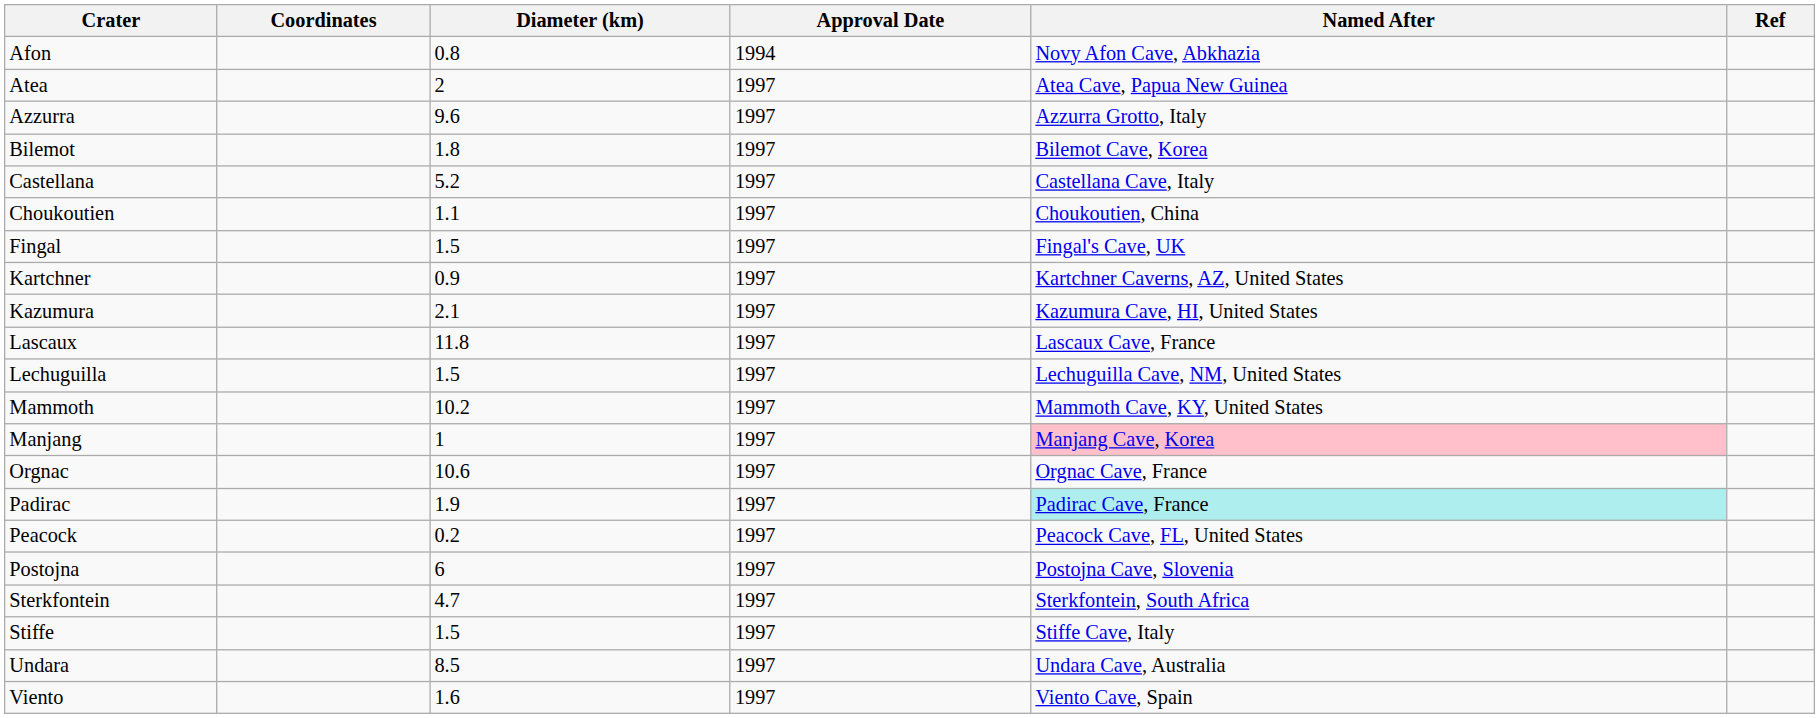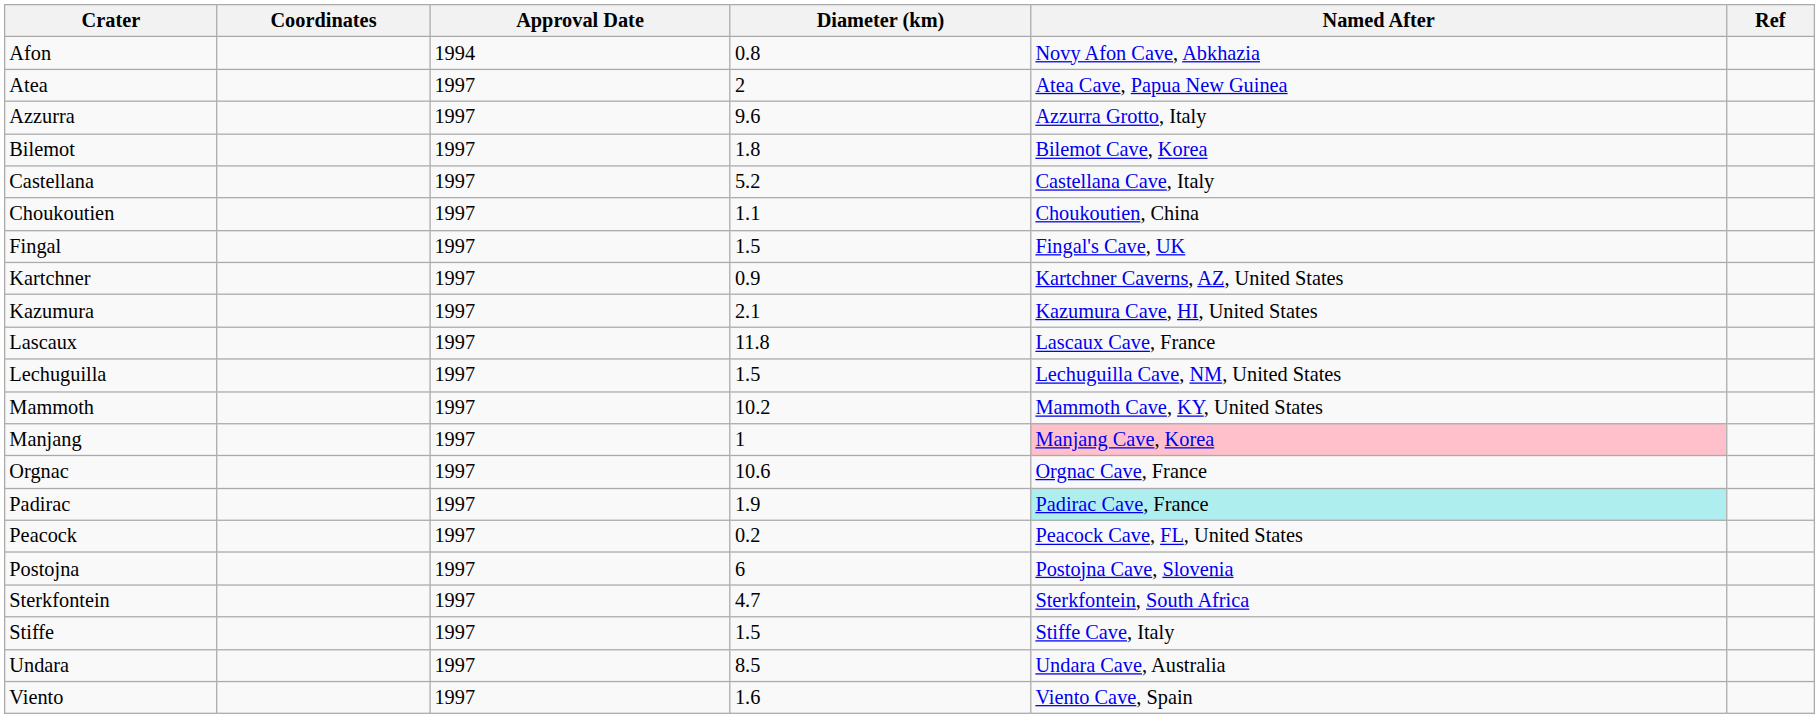columns swapped: (580, 20) <-> (880, 20)
